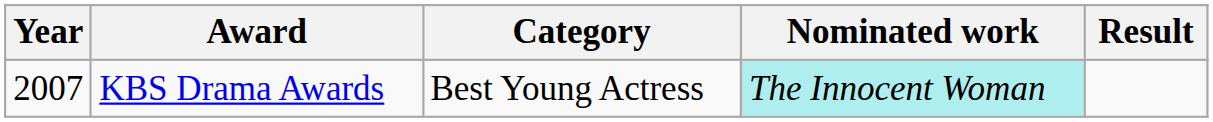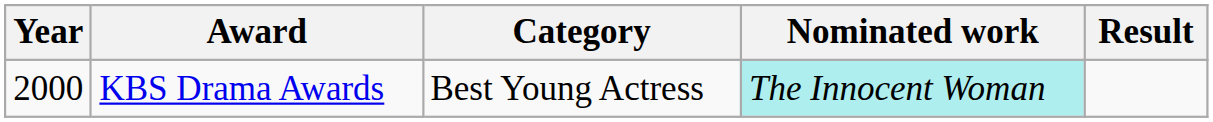(48, 87) 2007 -> (48, 87) 2000
